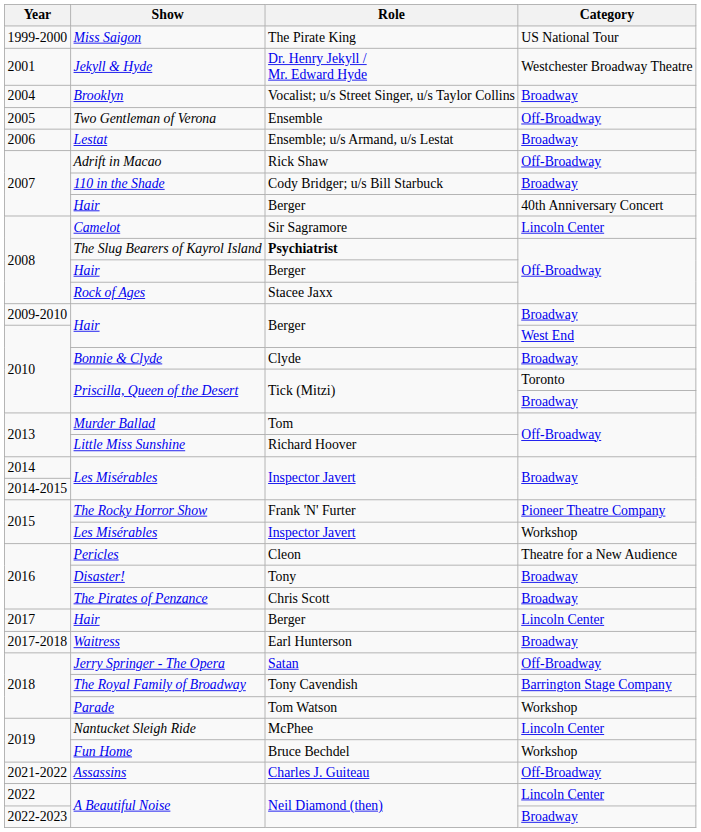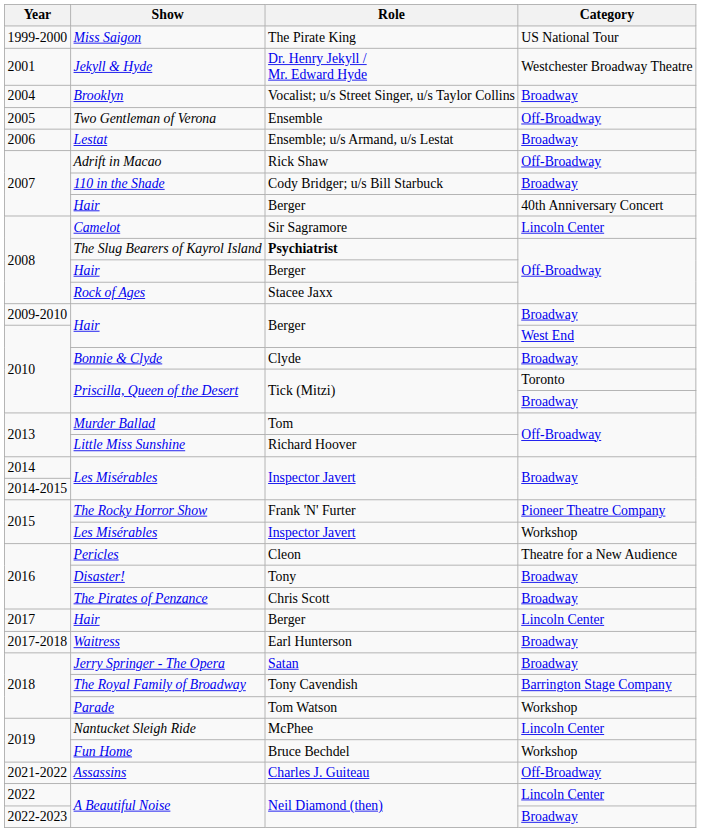(561, 663) Off-Broadway -> (550, 663) Broadway
